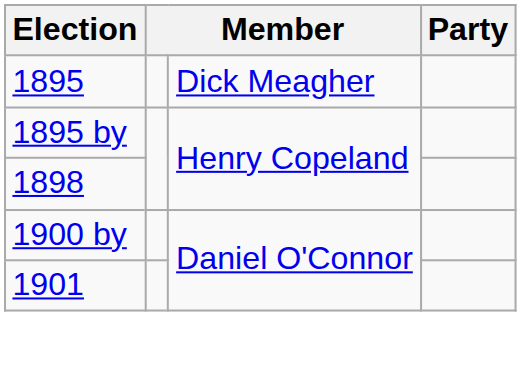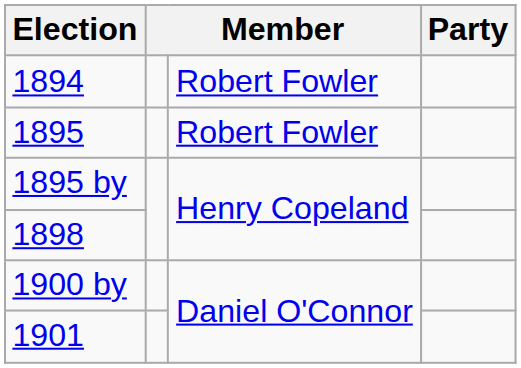+ row: (48, 81)
(275, 81) Dick Meagher -> (277, 132) Robert Fowler
